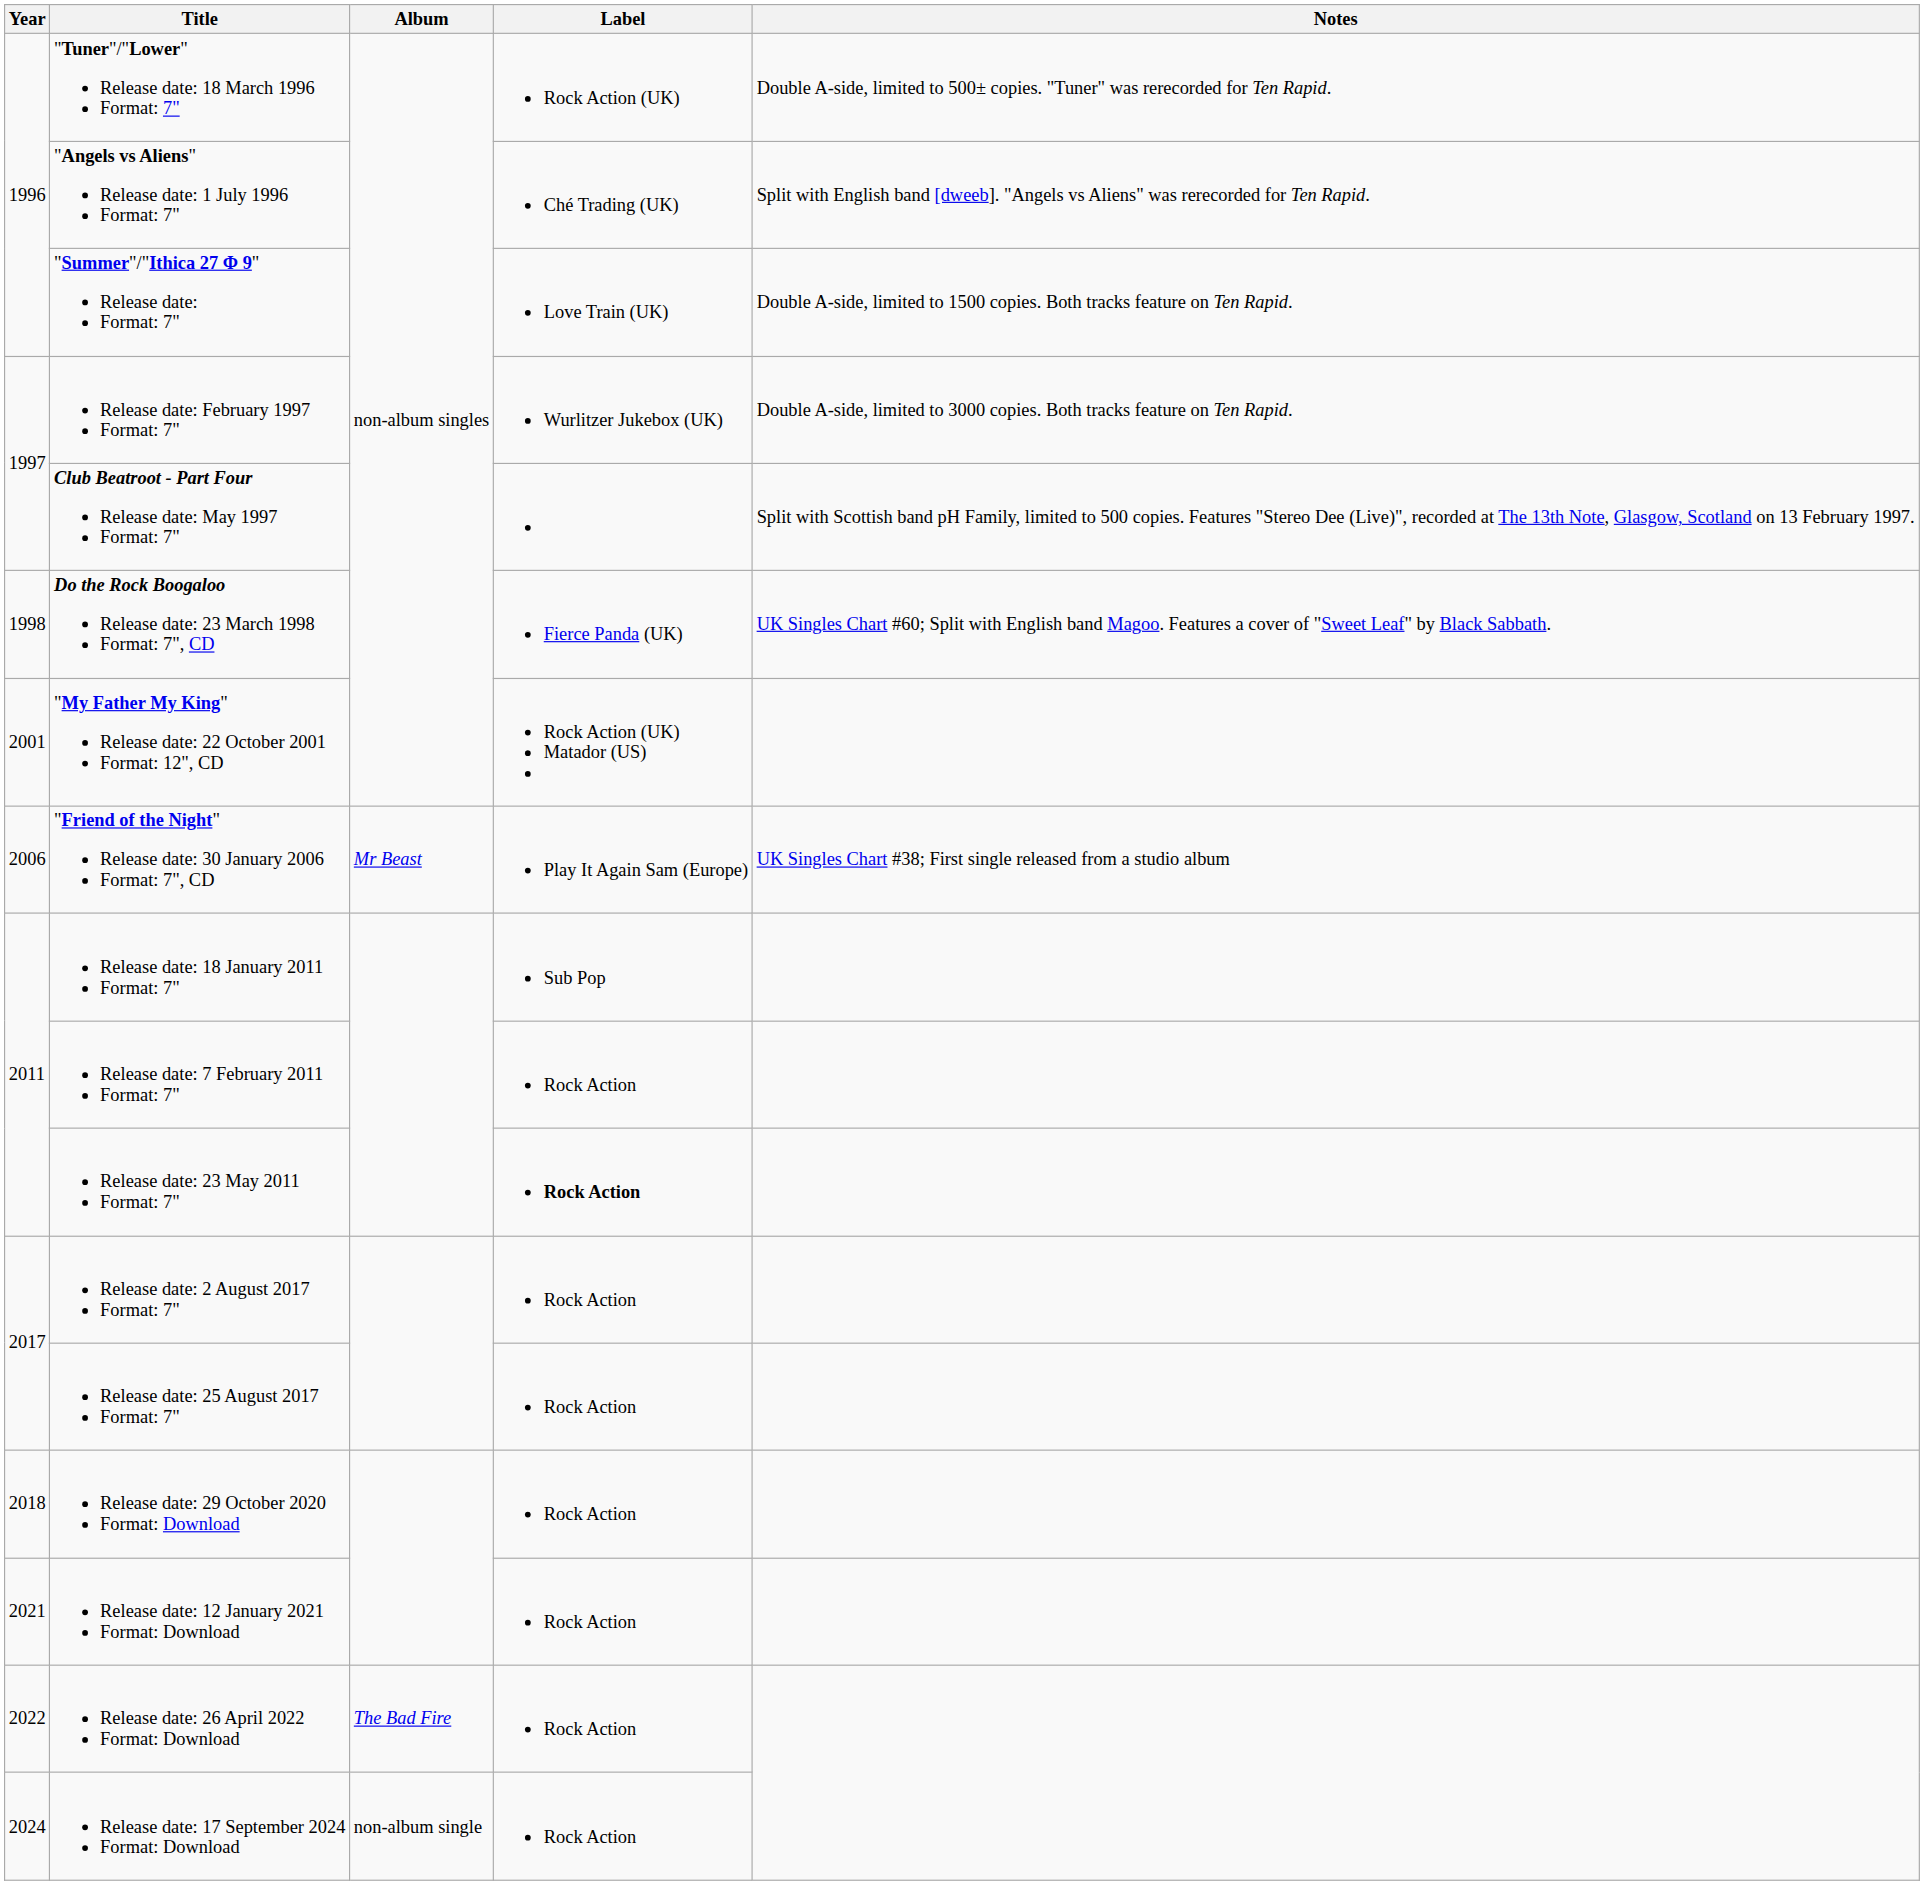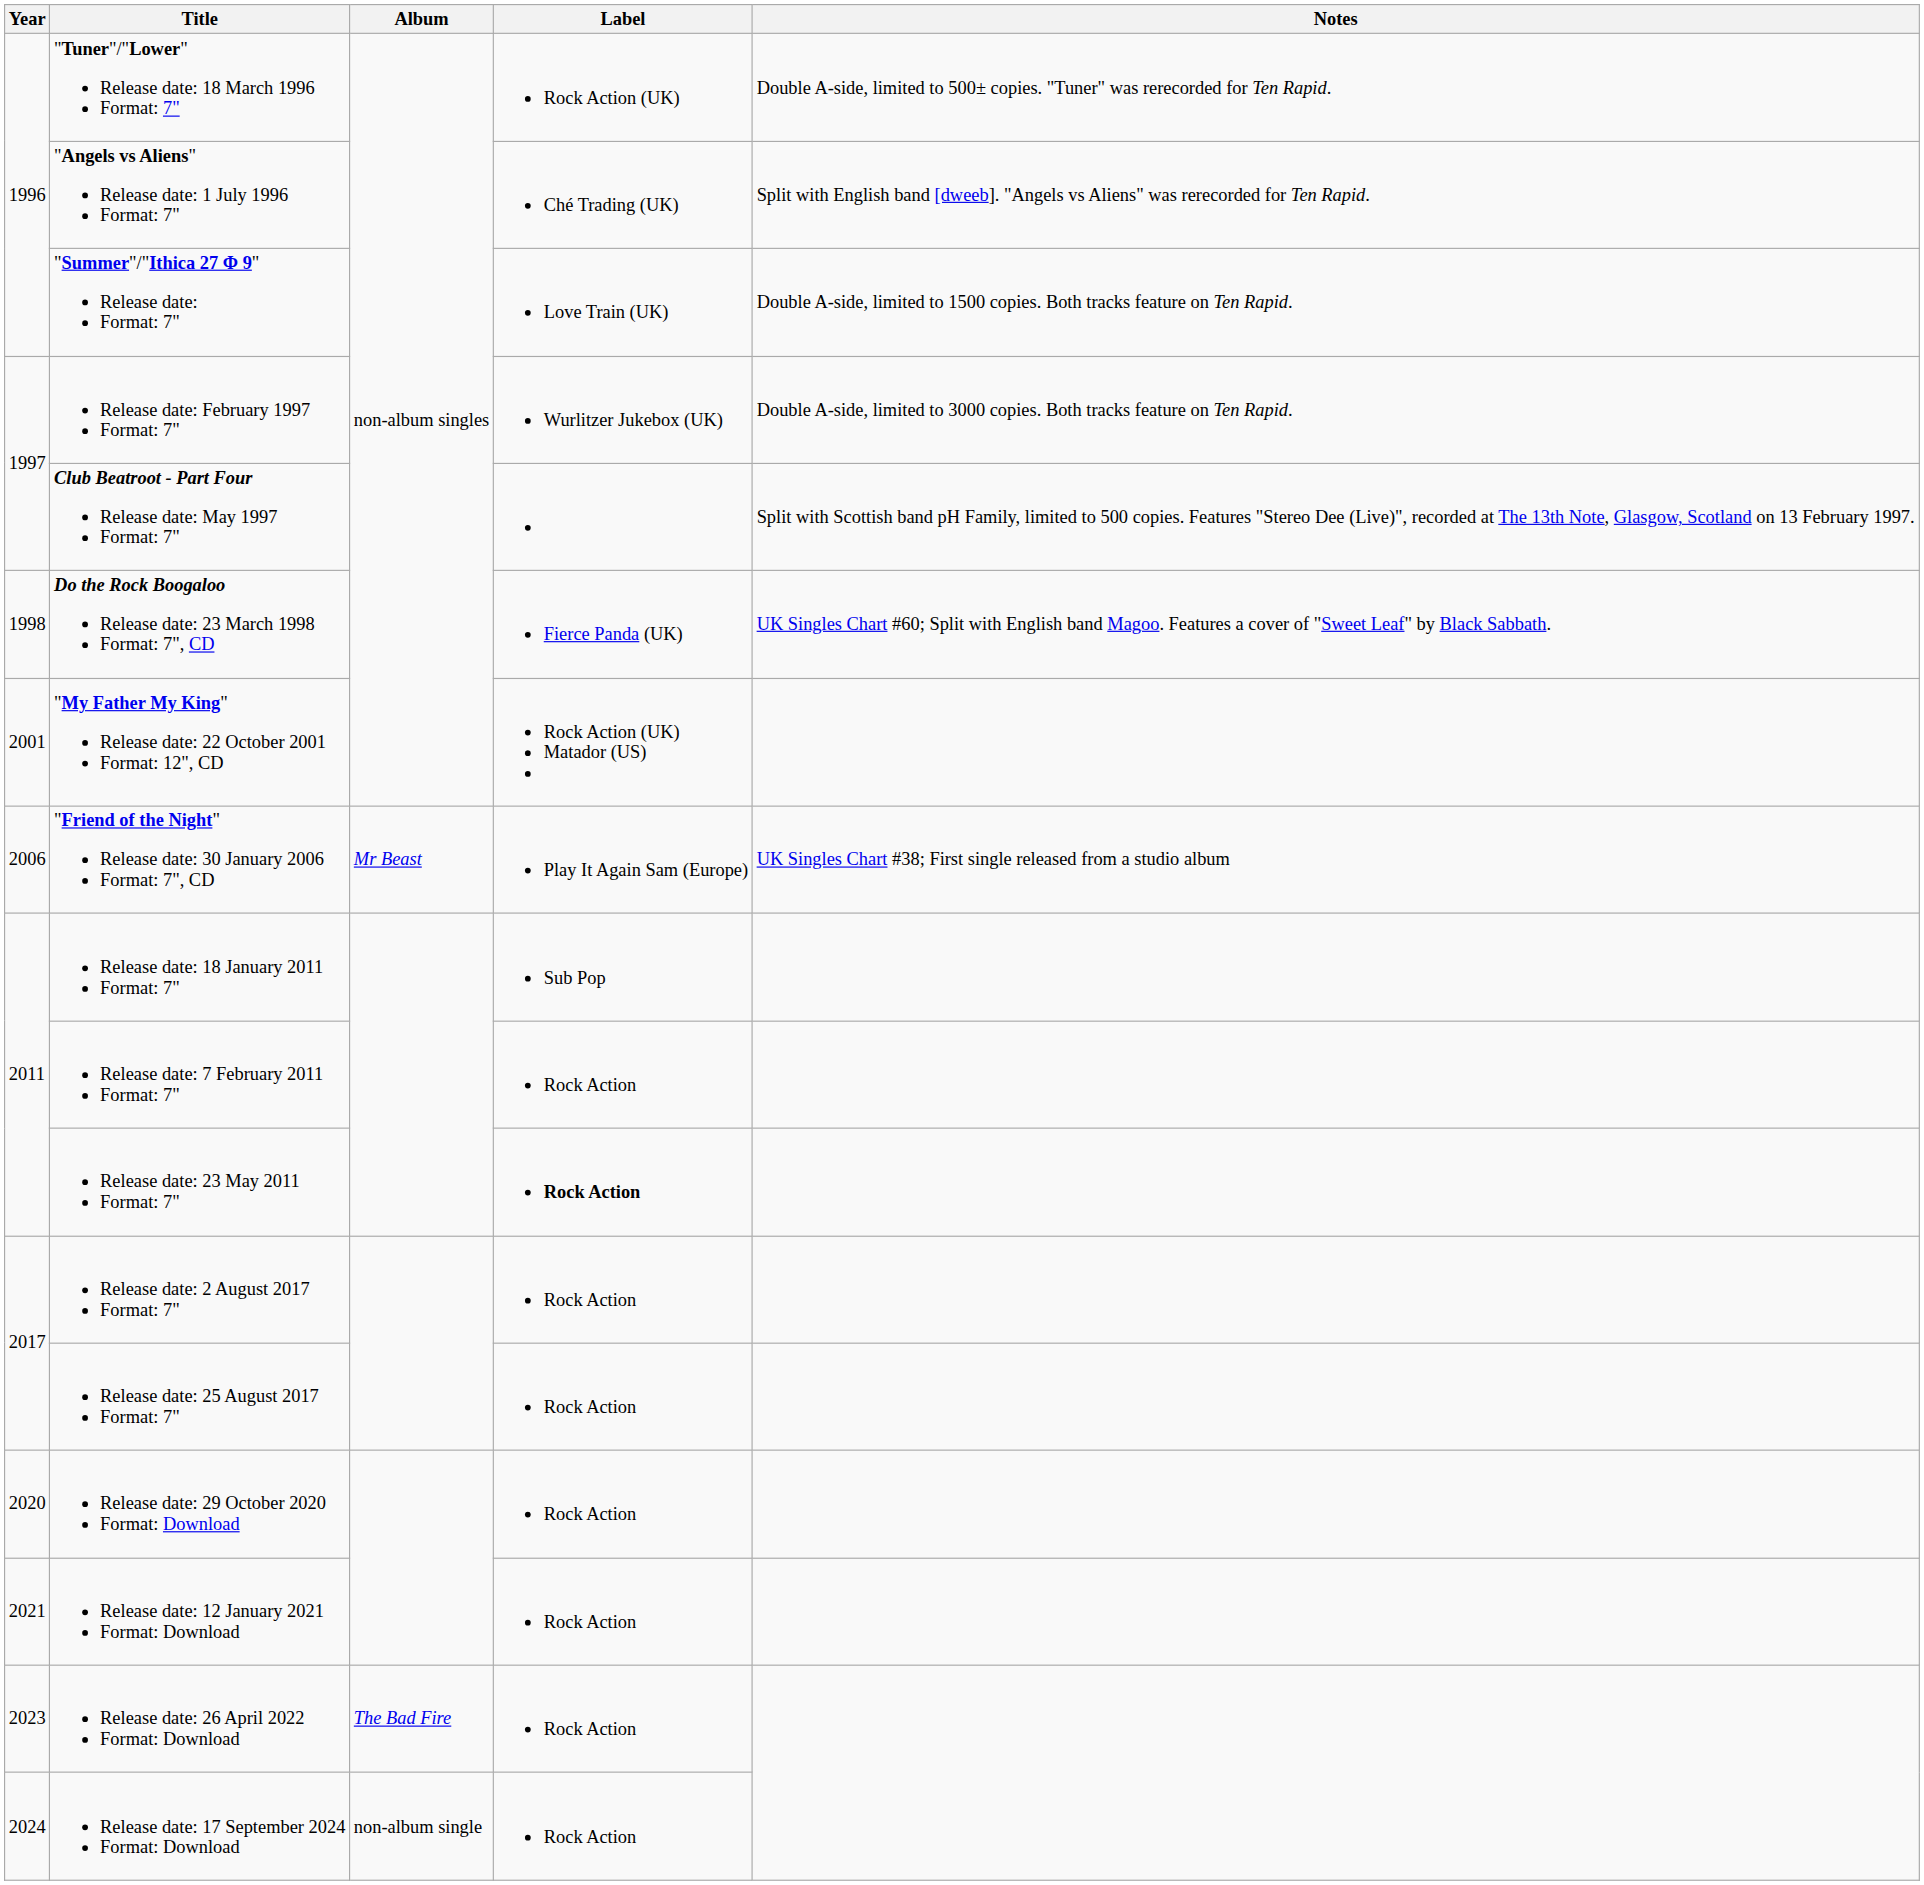(27, 1504) 2018 -> (27, 1504) 2020
(27, 1718) 2022 -> (27, 1718) 2023
